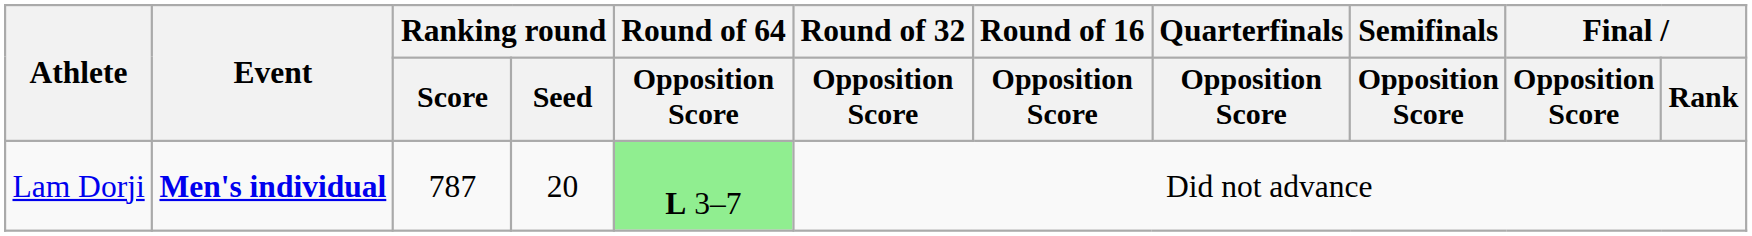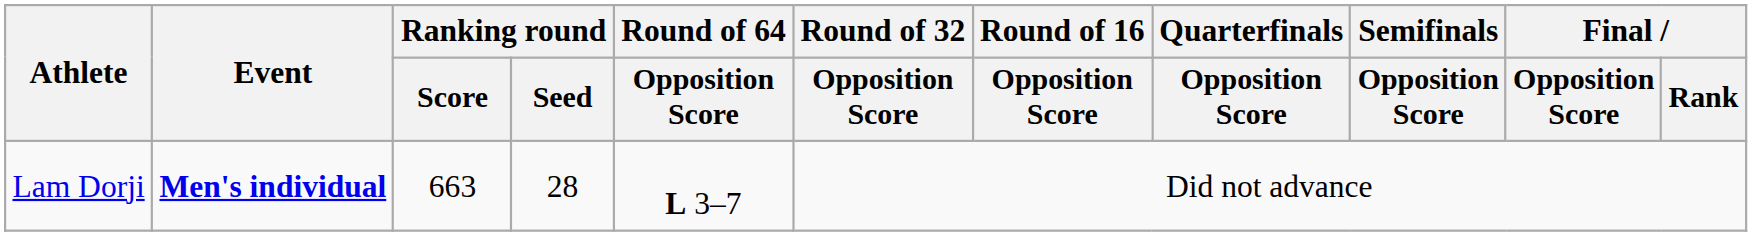(453, 185) 787 -> (453, 185) 663
(563, 185) 20 -> (563, 185) 28
(703, 204) lightgreen background -> (703, 204) no background
